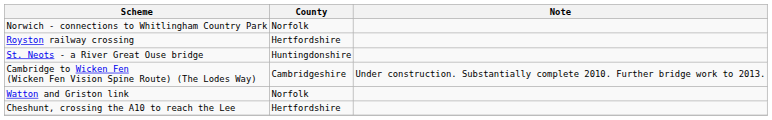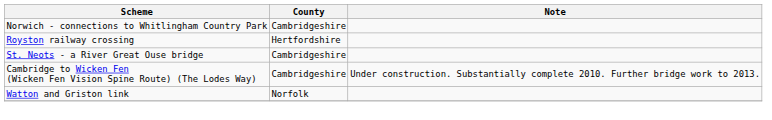(290, 26) Norfolk -> (309, 26) Cambridgeshire
(311, 55) Huntingdonshire -> (309, 55) Cambridgeshire
- row: (121, 108)
